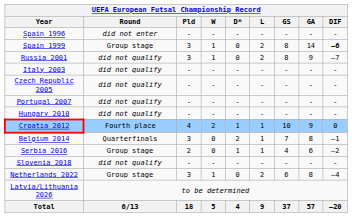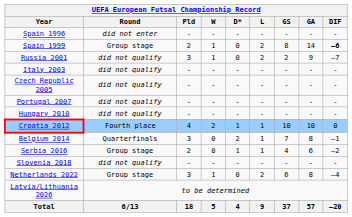(189, 45) 3 -> (189, 45) 2
(286, 57) 8 -> (286, 57) 2
(311, 126) 9 -> (311, 126) 10
